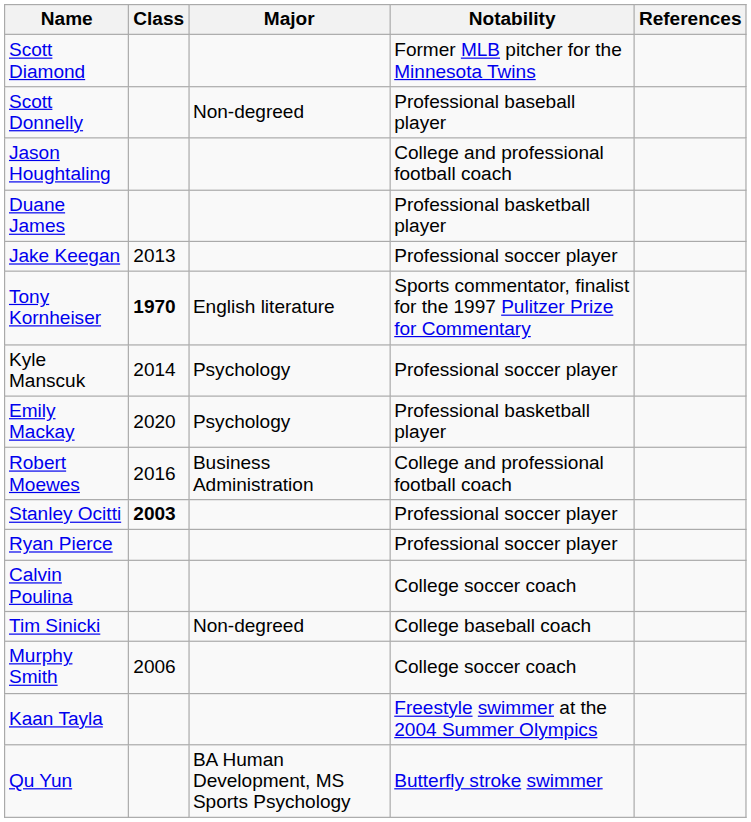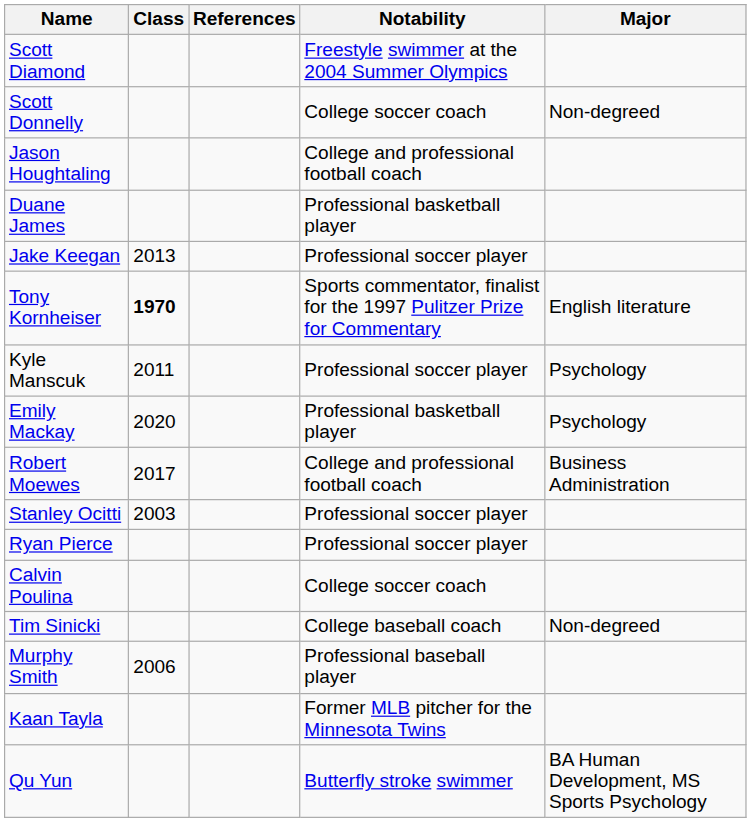columns swapped: (289, 19) <-> (690, 19)
(508, 60) Former MLB pitcher for the Minnesota Twins -> (411, 60) Freestyle swimmer at the 2004 Summer Olympics
(485, 112) Professional baseball player -> (395, 112) College soccer coach
(154, 370) 2014 -> (154, 370) 2011
(154, 473) 2016 -> (154, 473) 2017
(154, 514) bold -> (154, 514) normal
(485, 667) College soccer coach -> (395, 667) Professional baseball player
(501, 718) Freestyle swimmer at the 2004 Summer Olympics -> (418, 718) Former MLB pitcher for the Minnesota Twins
